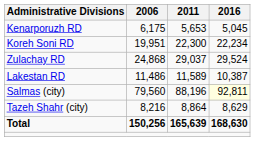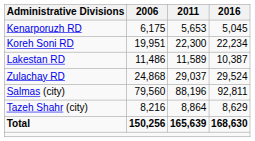rows swapped: (36, 76) <-> (36, 60)
(232, 92) lightyellow background -> (232, 92) no background
